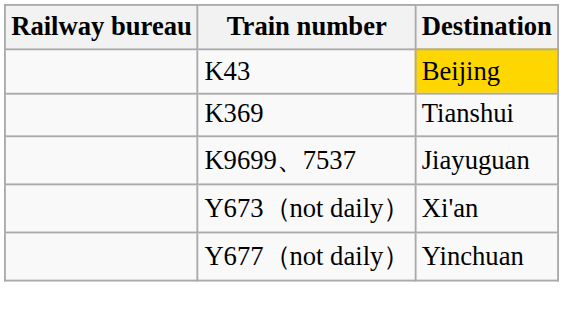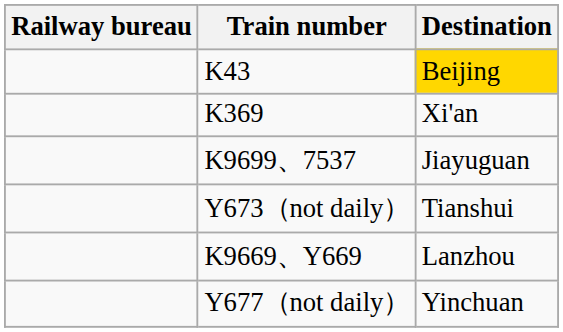(468, 114) Tianshui -> (450, 114) Xi'an
(450, 208) Xi'an -> (468, 208) Tianshui
+ row: (283, 255)
